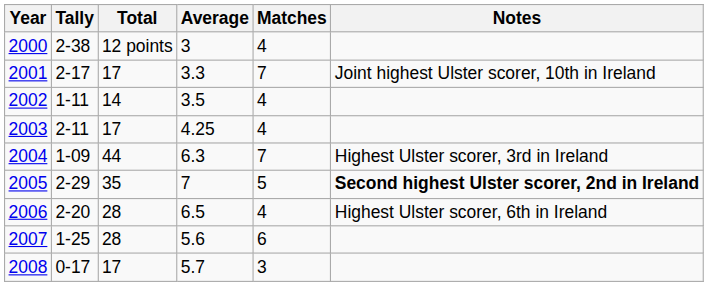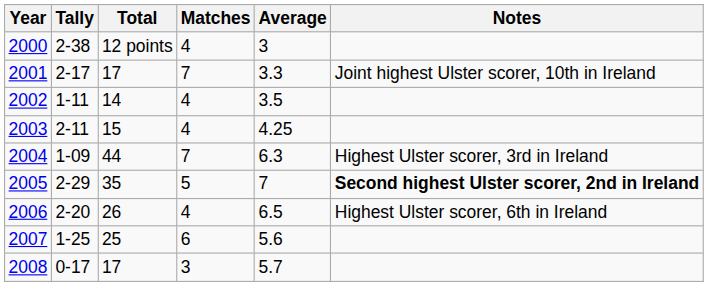columns swapped: (292, 18) <-> (215, 18)
(112, 128) 17 -> (112, 128) 15
(112, 211) 28 -> (112, 211) 26
(112, 239) 28 -> (112, 239) 25
